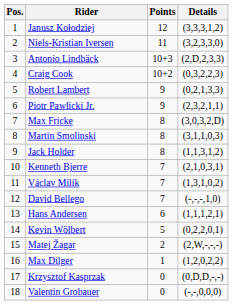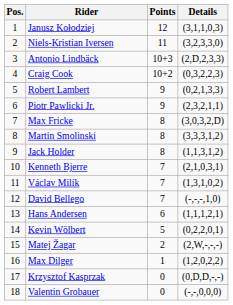(203, 27) (3,3,3,1,2) -> (203, 27) (3,1,1,0,3)
(203, 136) (3,1,1,0,3) -> (203, 136) (3,3,3,1,2)
